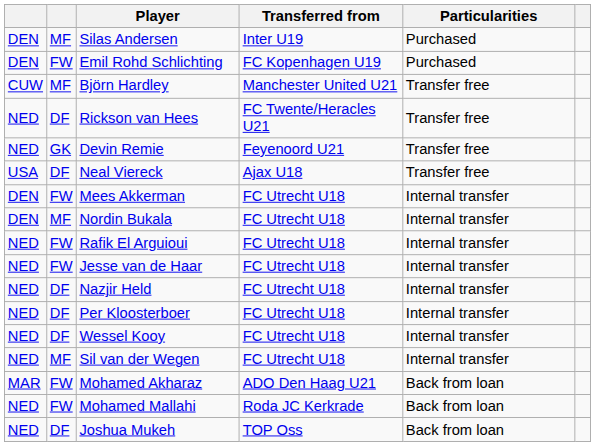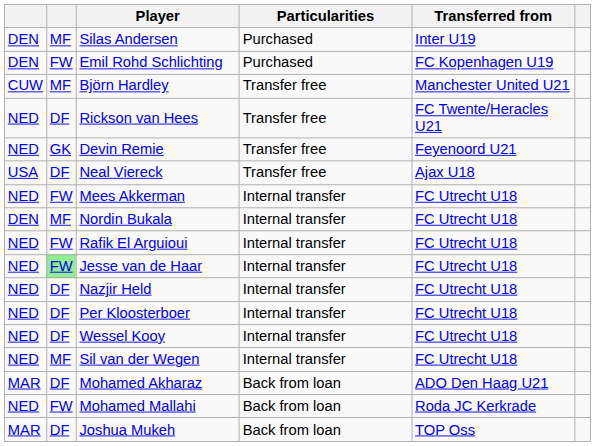columns swapped: (321, 16) <-> (489, 16)
(23, 196) DEN -> (23, 196) NED
(61, 266) no background -> (61, 266) lightgreen background
(61, 382) FW -> (60, 382) DF
(23, 429) NED -> (24, 429) MAR
